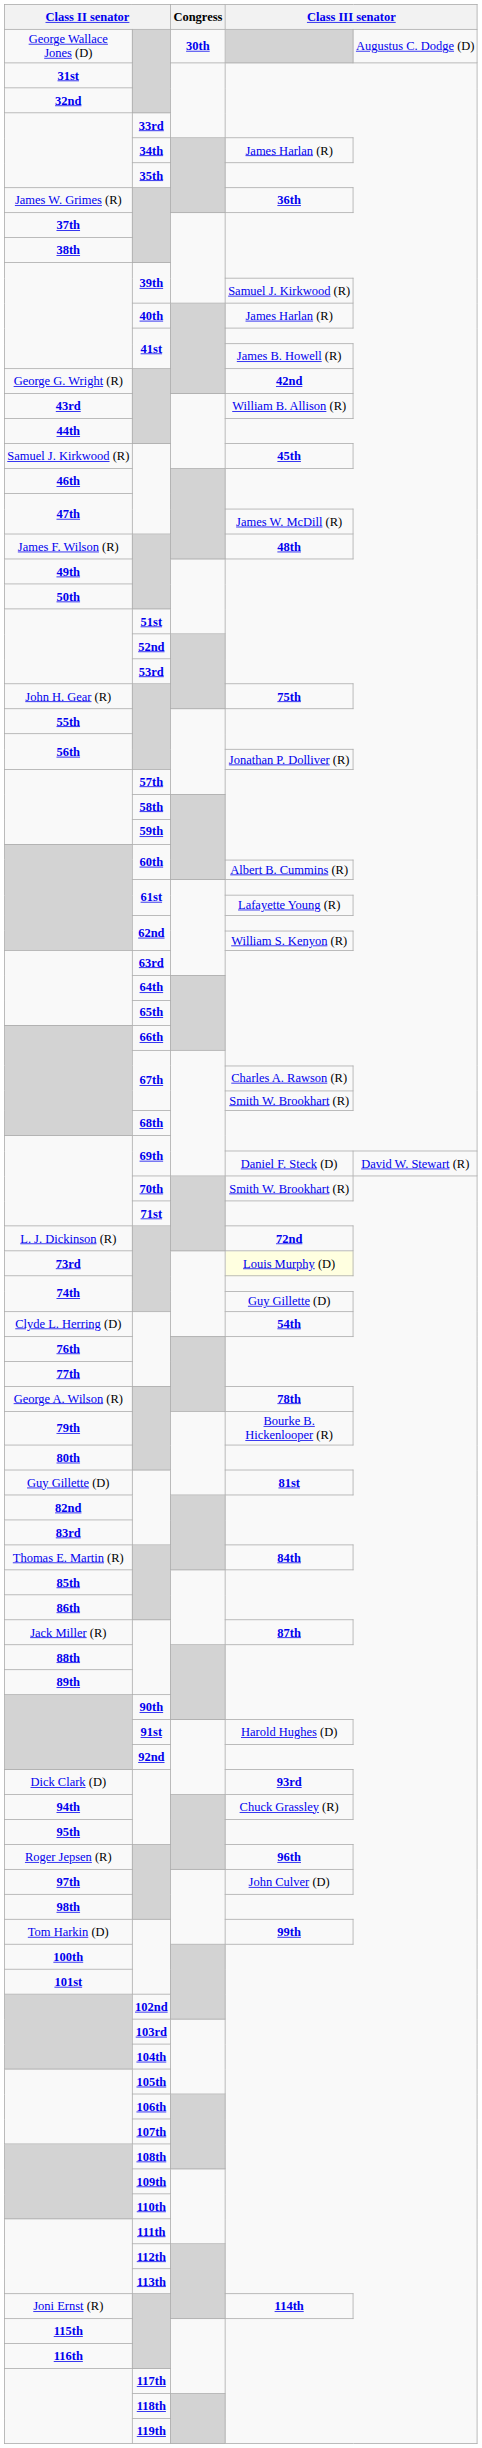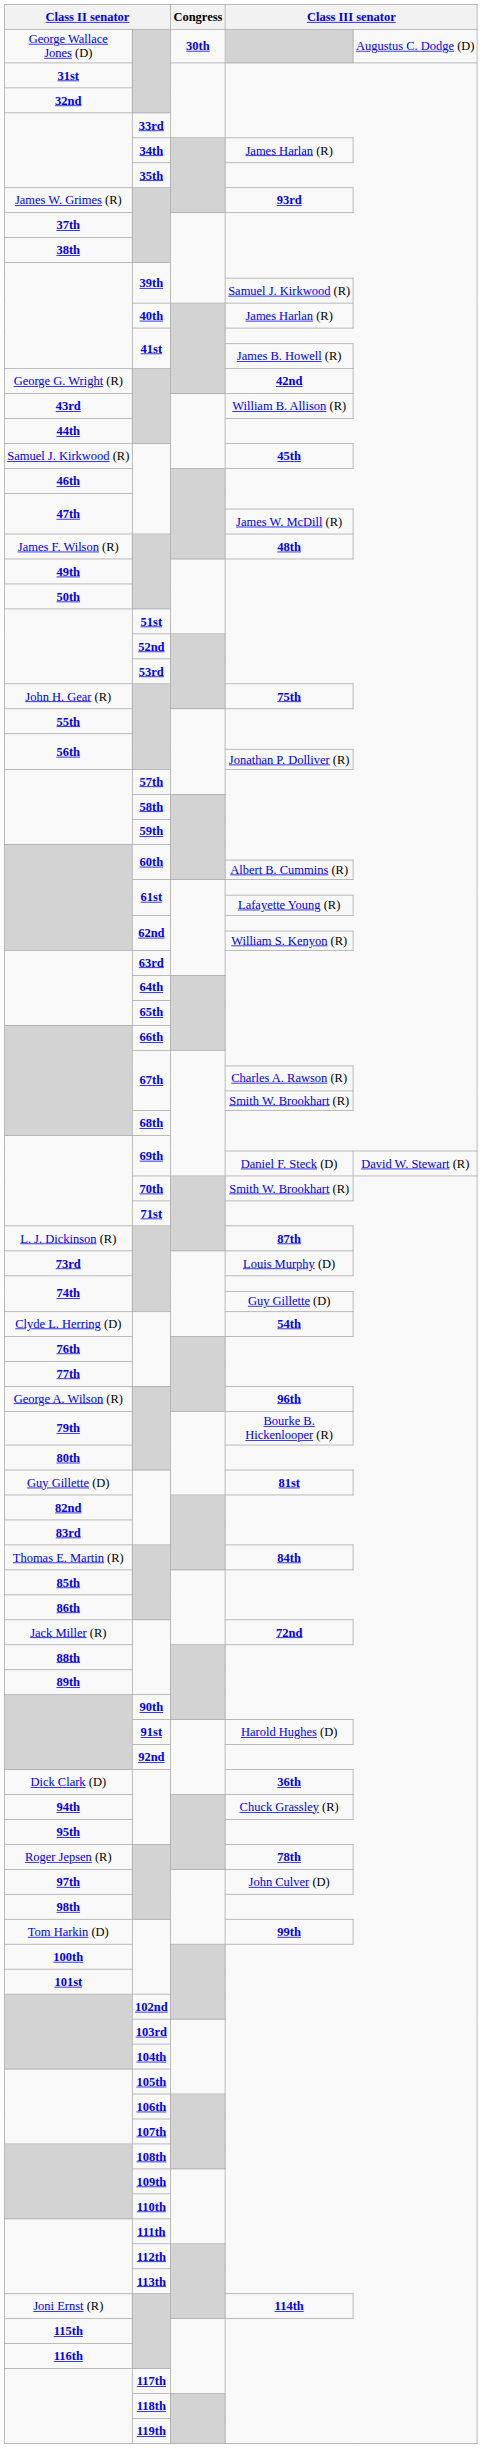(289, 200) 36th -> (289, 200) 93rd
(289, 1238) 72nd -> (289, 1238) 87th
(289, 1263) lightyellow background -> (289, 1263) no background
(289, 1398) 78th -> (289, 1398) 96th
(289, 1632) 87th -> (289, 1632) 72nd
(289, 1782) 93rd -> (289, 1782) 36th
(289, 1856) 96th -> (289, 1856) 78th
